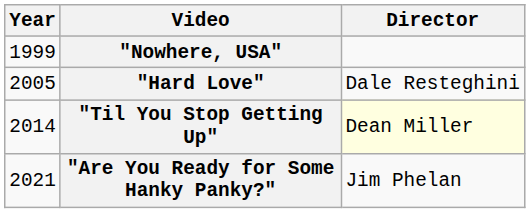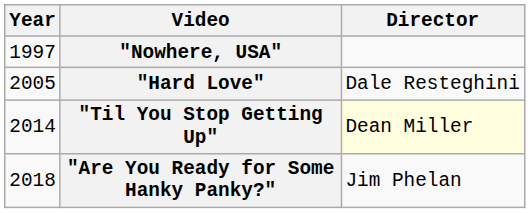(33, 52) 1999 -> (33, 52) 1997
(33, 180) 2021 -> (33, 180) 2018
